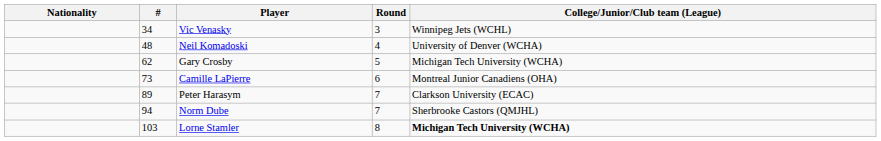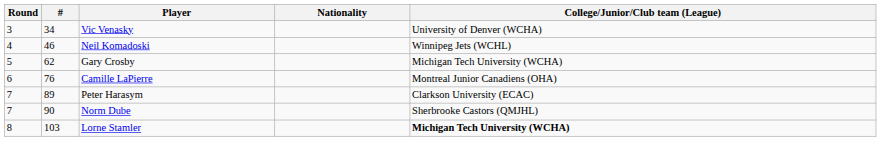columns swapped: (391, 12) <-> (72, 12)
(462, 29) Winnipeg Jets (WCHL) -> (477, 29) University of Denver (WCHA)
(147, 45) 48 -> (49, 45) 46
(477, 45) University of Denver (WCHA) -> (462, 45) Winnipeg Jets (WCHL)
(147, 78) 73 -> (49, 78) 76
(147, 111) 94 -> (49, 111) 90
